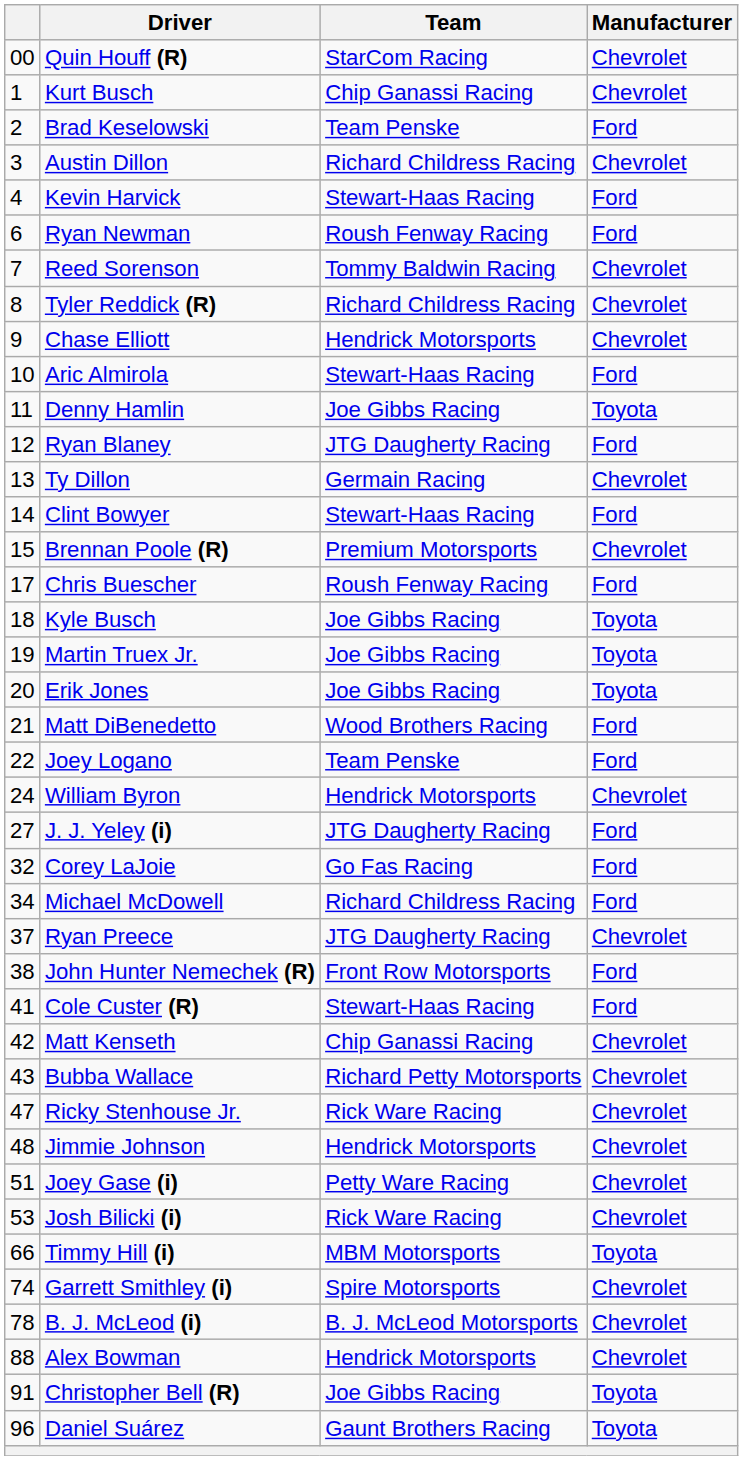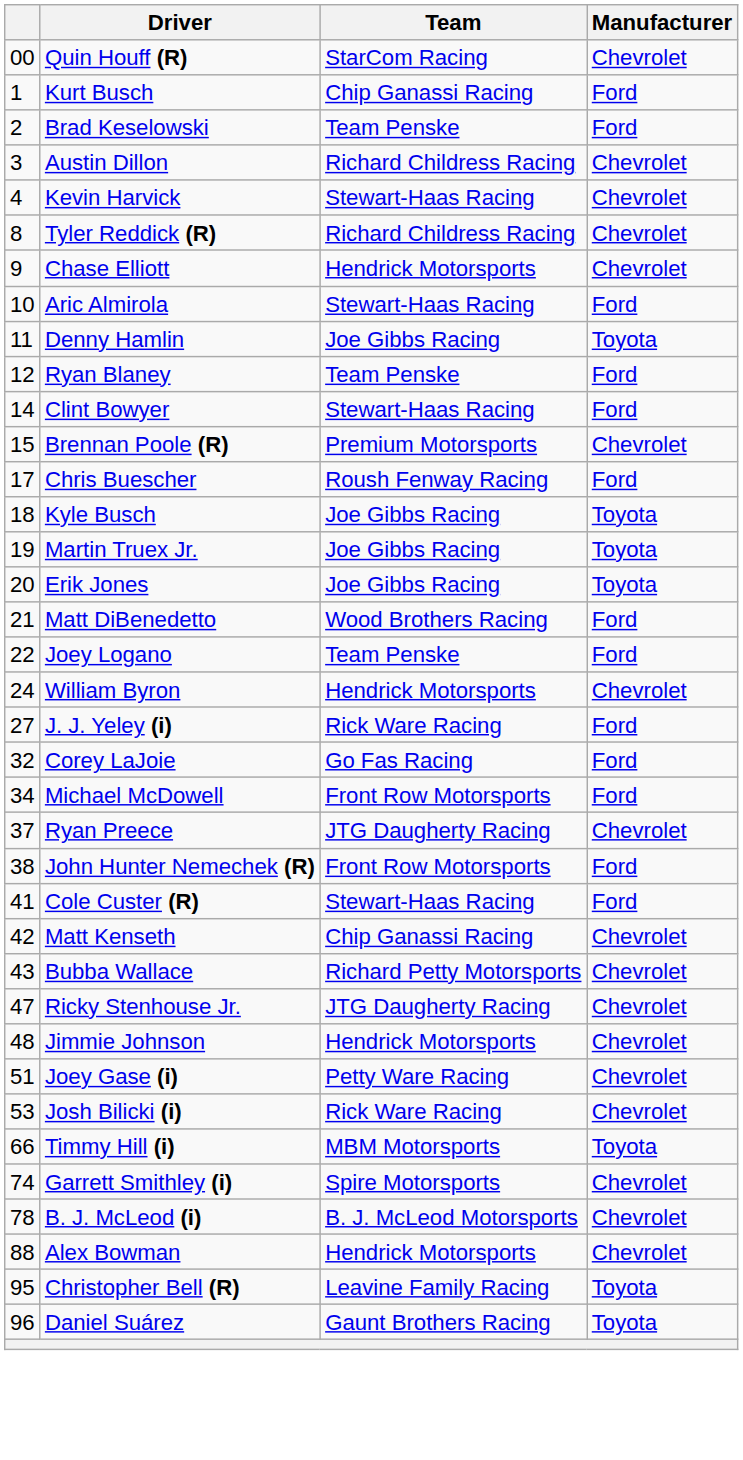(639, 93) Chevrolet -> (615, 93) Ford
(615, 198) Ford -> (639, 198) Chevrolet
- row: (118, 233)
- row: (122, 268)
(438, 444) JTG Daugherty Racing -> (392, 374) Team Penske
- row: (87, 479)
(438, 831) JTG Daugherty Racing -> (413, 725) Rick Ware Racing
(450, 901) Richard Childress Racing -> (438, 795) Front Row Motorsports
(413, 1112) Rick Ware Racing -> (438, 1006) JTG Daugherty Racing
(22, 1393) 91 -> (22, 1287) 95
(413, 1393) Joe Gibbs Racing -> (437, 1287) Leavine Family Racing
